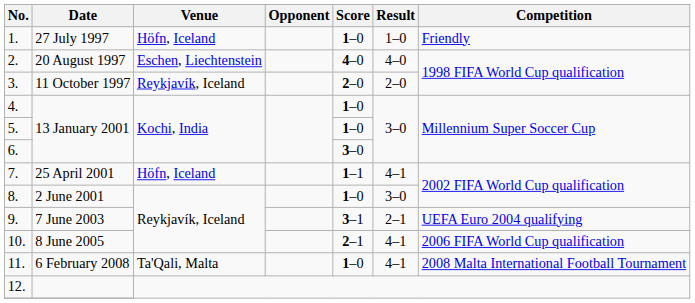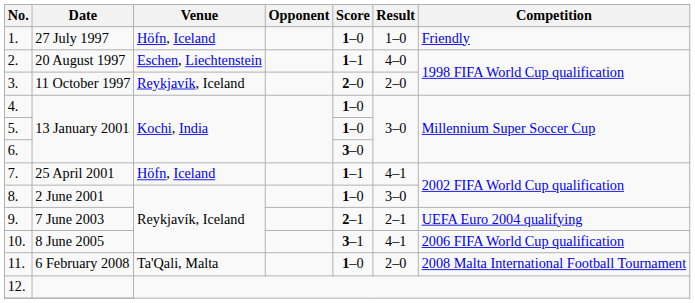(353, 60) 4–0 -> (353, 60) 1–1
(353, 219) 3–1 -> (353, 219) 2–1
(353, 241) 2–1 -> (353, 241) 3–1
(396, 264) 4–1 -> (396, 264) 2–0
